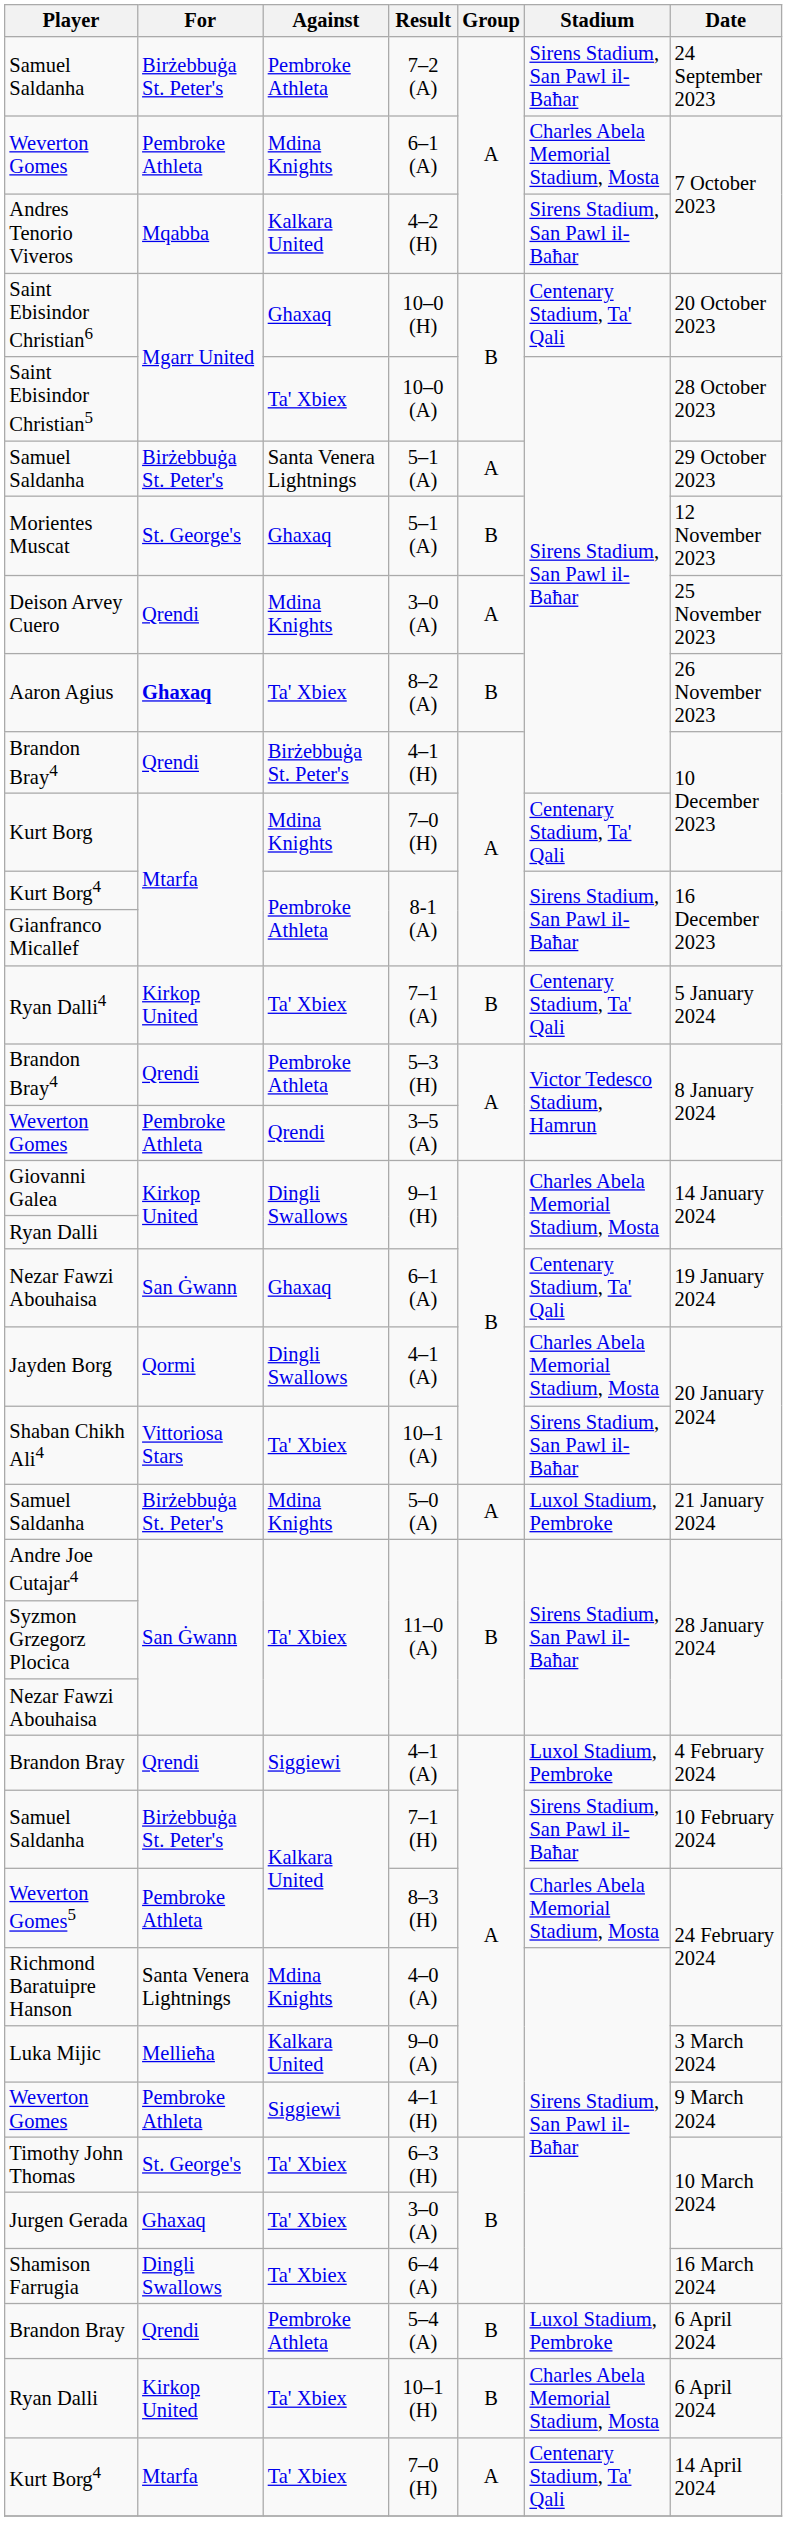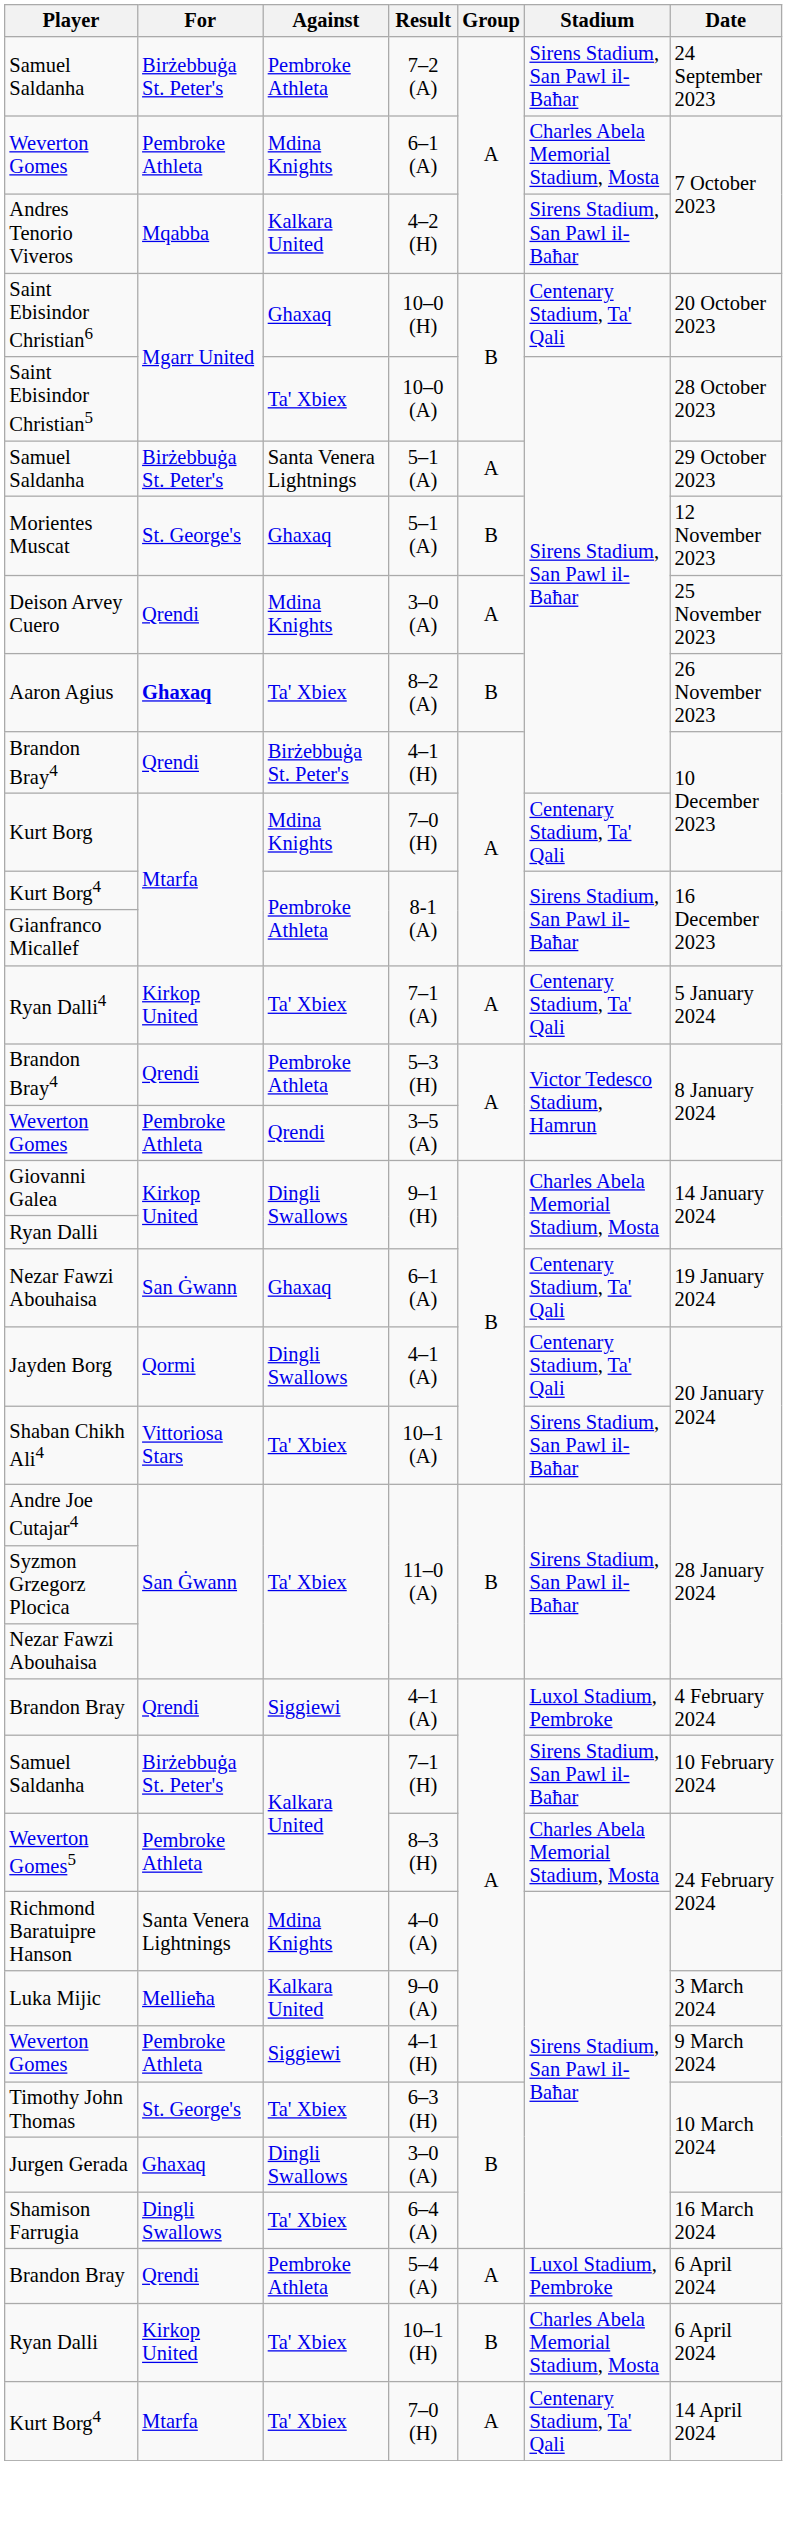(491, 1004) B -> (491, 1004) A
(594, 1366) Charles Abela Memorial Stadium, Mosta -> (580, 1366) Centenary Stadium, Ta' Qali
- row: (47, 1511)
(307, 2220) Ta' Xbiex -> (308, 2164) Dingli Swallows
(491, 2331) B -> (491, 2275) A
